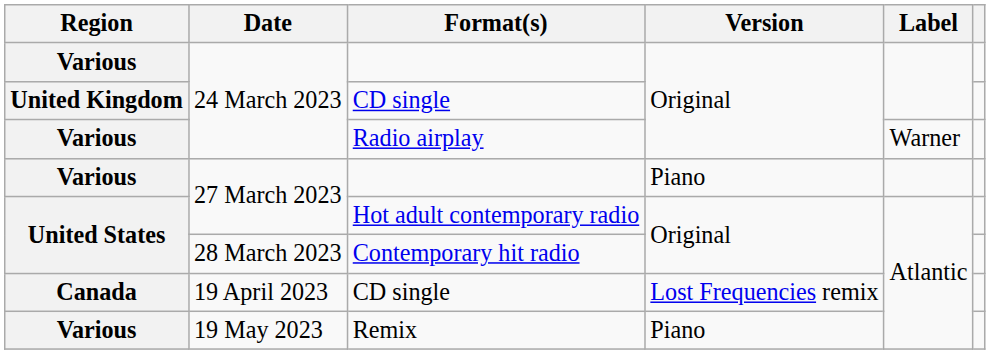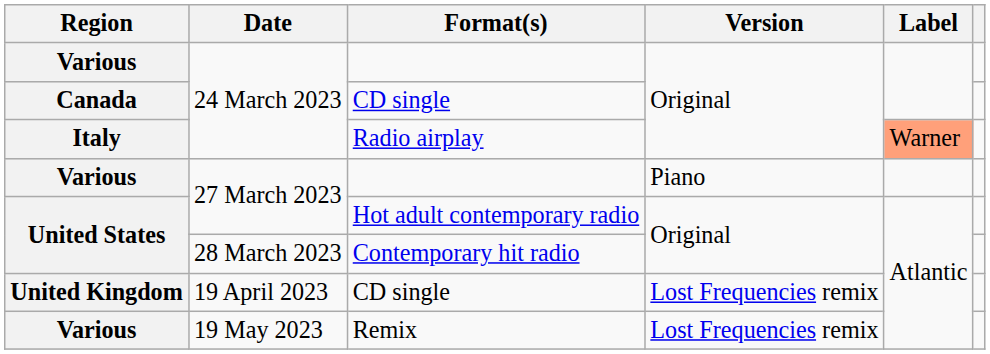(97, 100) United Kingdom -> (97, 100) Canada
(97, 138) Various -> (97, 138) Italy
(925, 138) no background -> (925, 138) lightsalmon background
(97, 291) Canada -> (97, 291) United Kingdom
(678, 330) Piano -> (764, 330) Lost Frequencies remix
